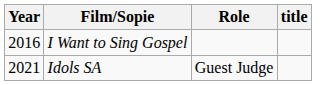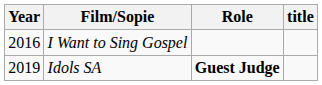(24, 67) 2021 -> (24, 67) 2019
(234, 67) normal -> (237, 67) bold
